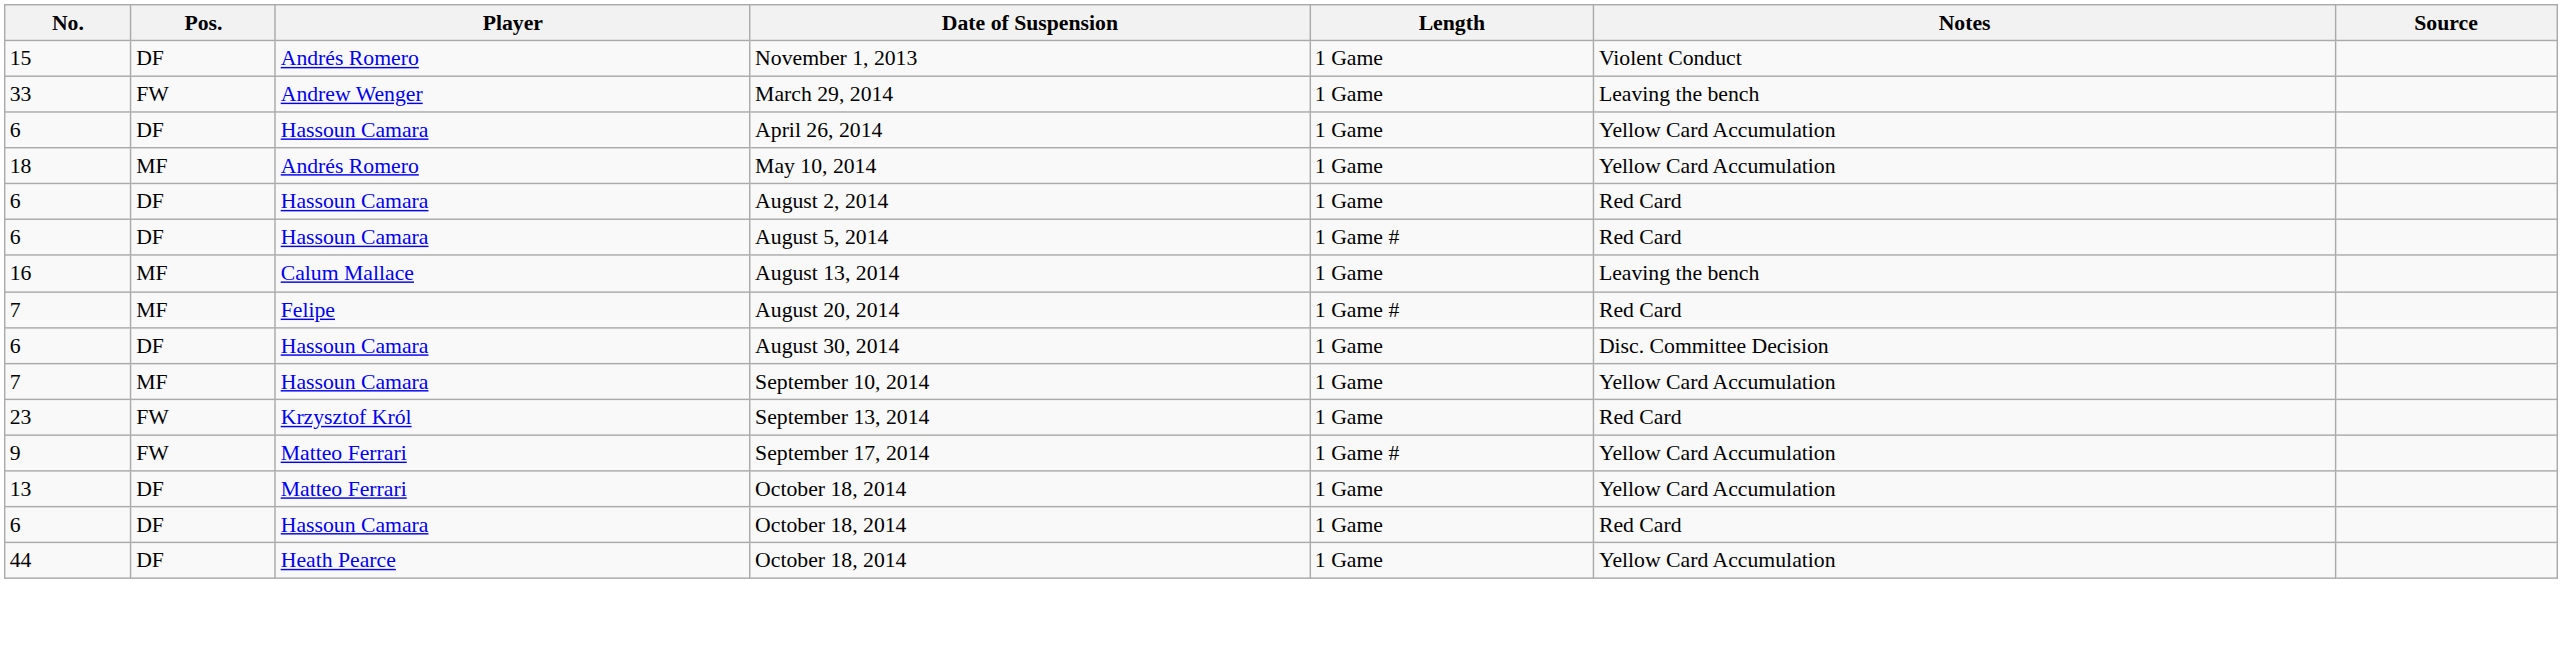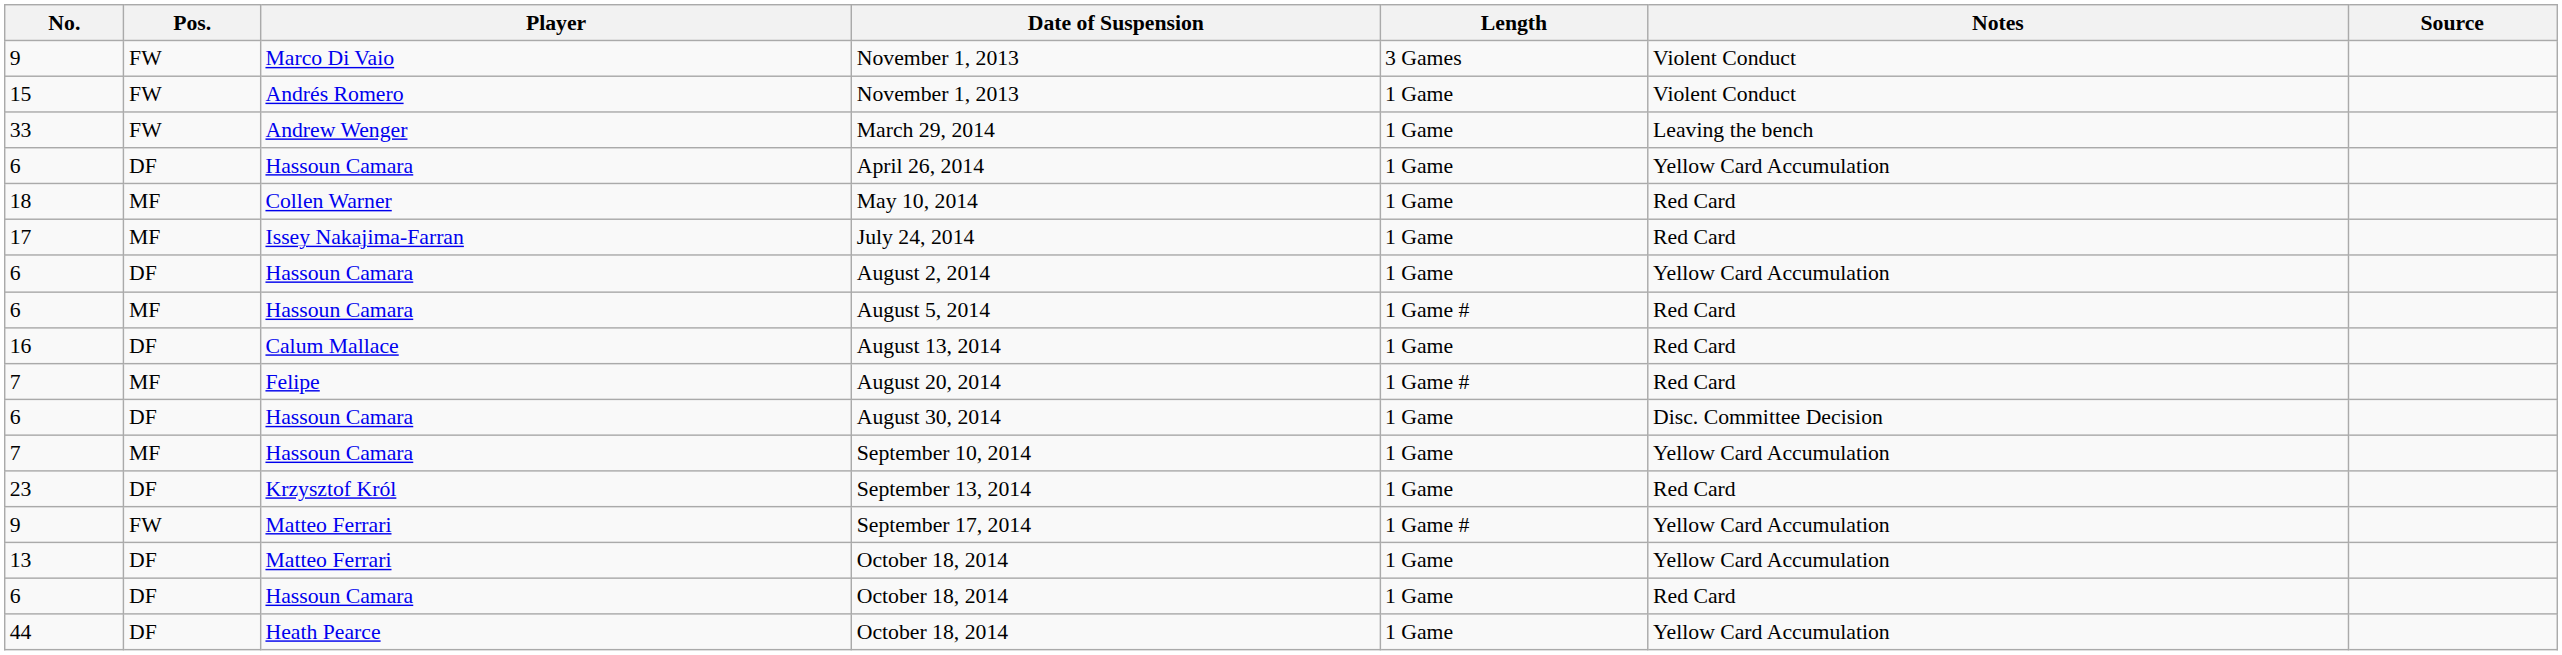+ row: (15, 58)
(150, 58) DF -> (145, 94) FW
(350, 165) Andrés Romero -> (329, 201) Collen Warner
(1717, 165) Yellow Card Accumulation -> (1694, 201) Red Card
+ row: (21, 237)
(1640, 201) Red Card -> (1771, 273) Yellow Card Accumulation
(150, 237) DF -> (145, 309) MF
(152, 273) MF -> (143, 345) DF
(1679, 273) Leaving the bench -> (1694, 345) Red Card
(152, 416) FW -> (143, 488) DF
